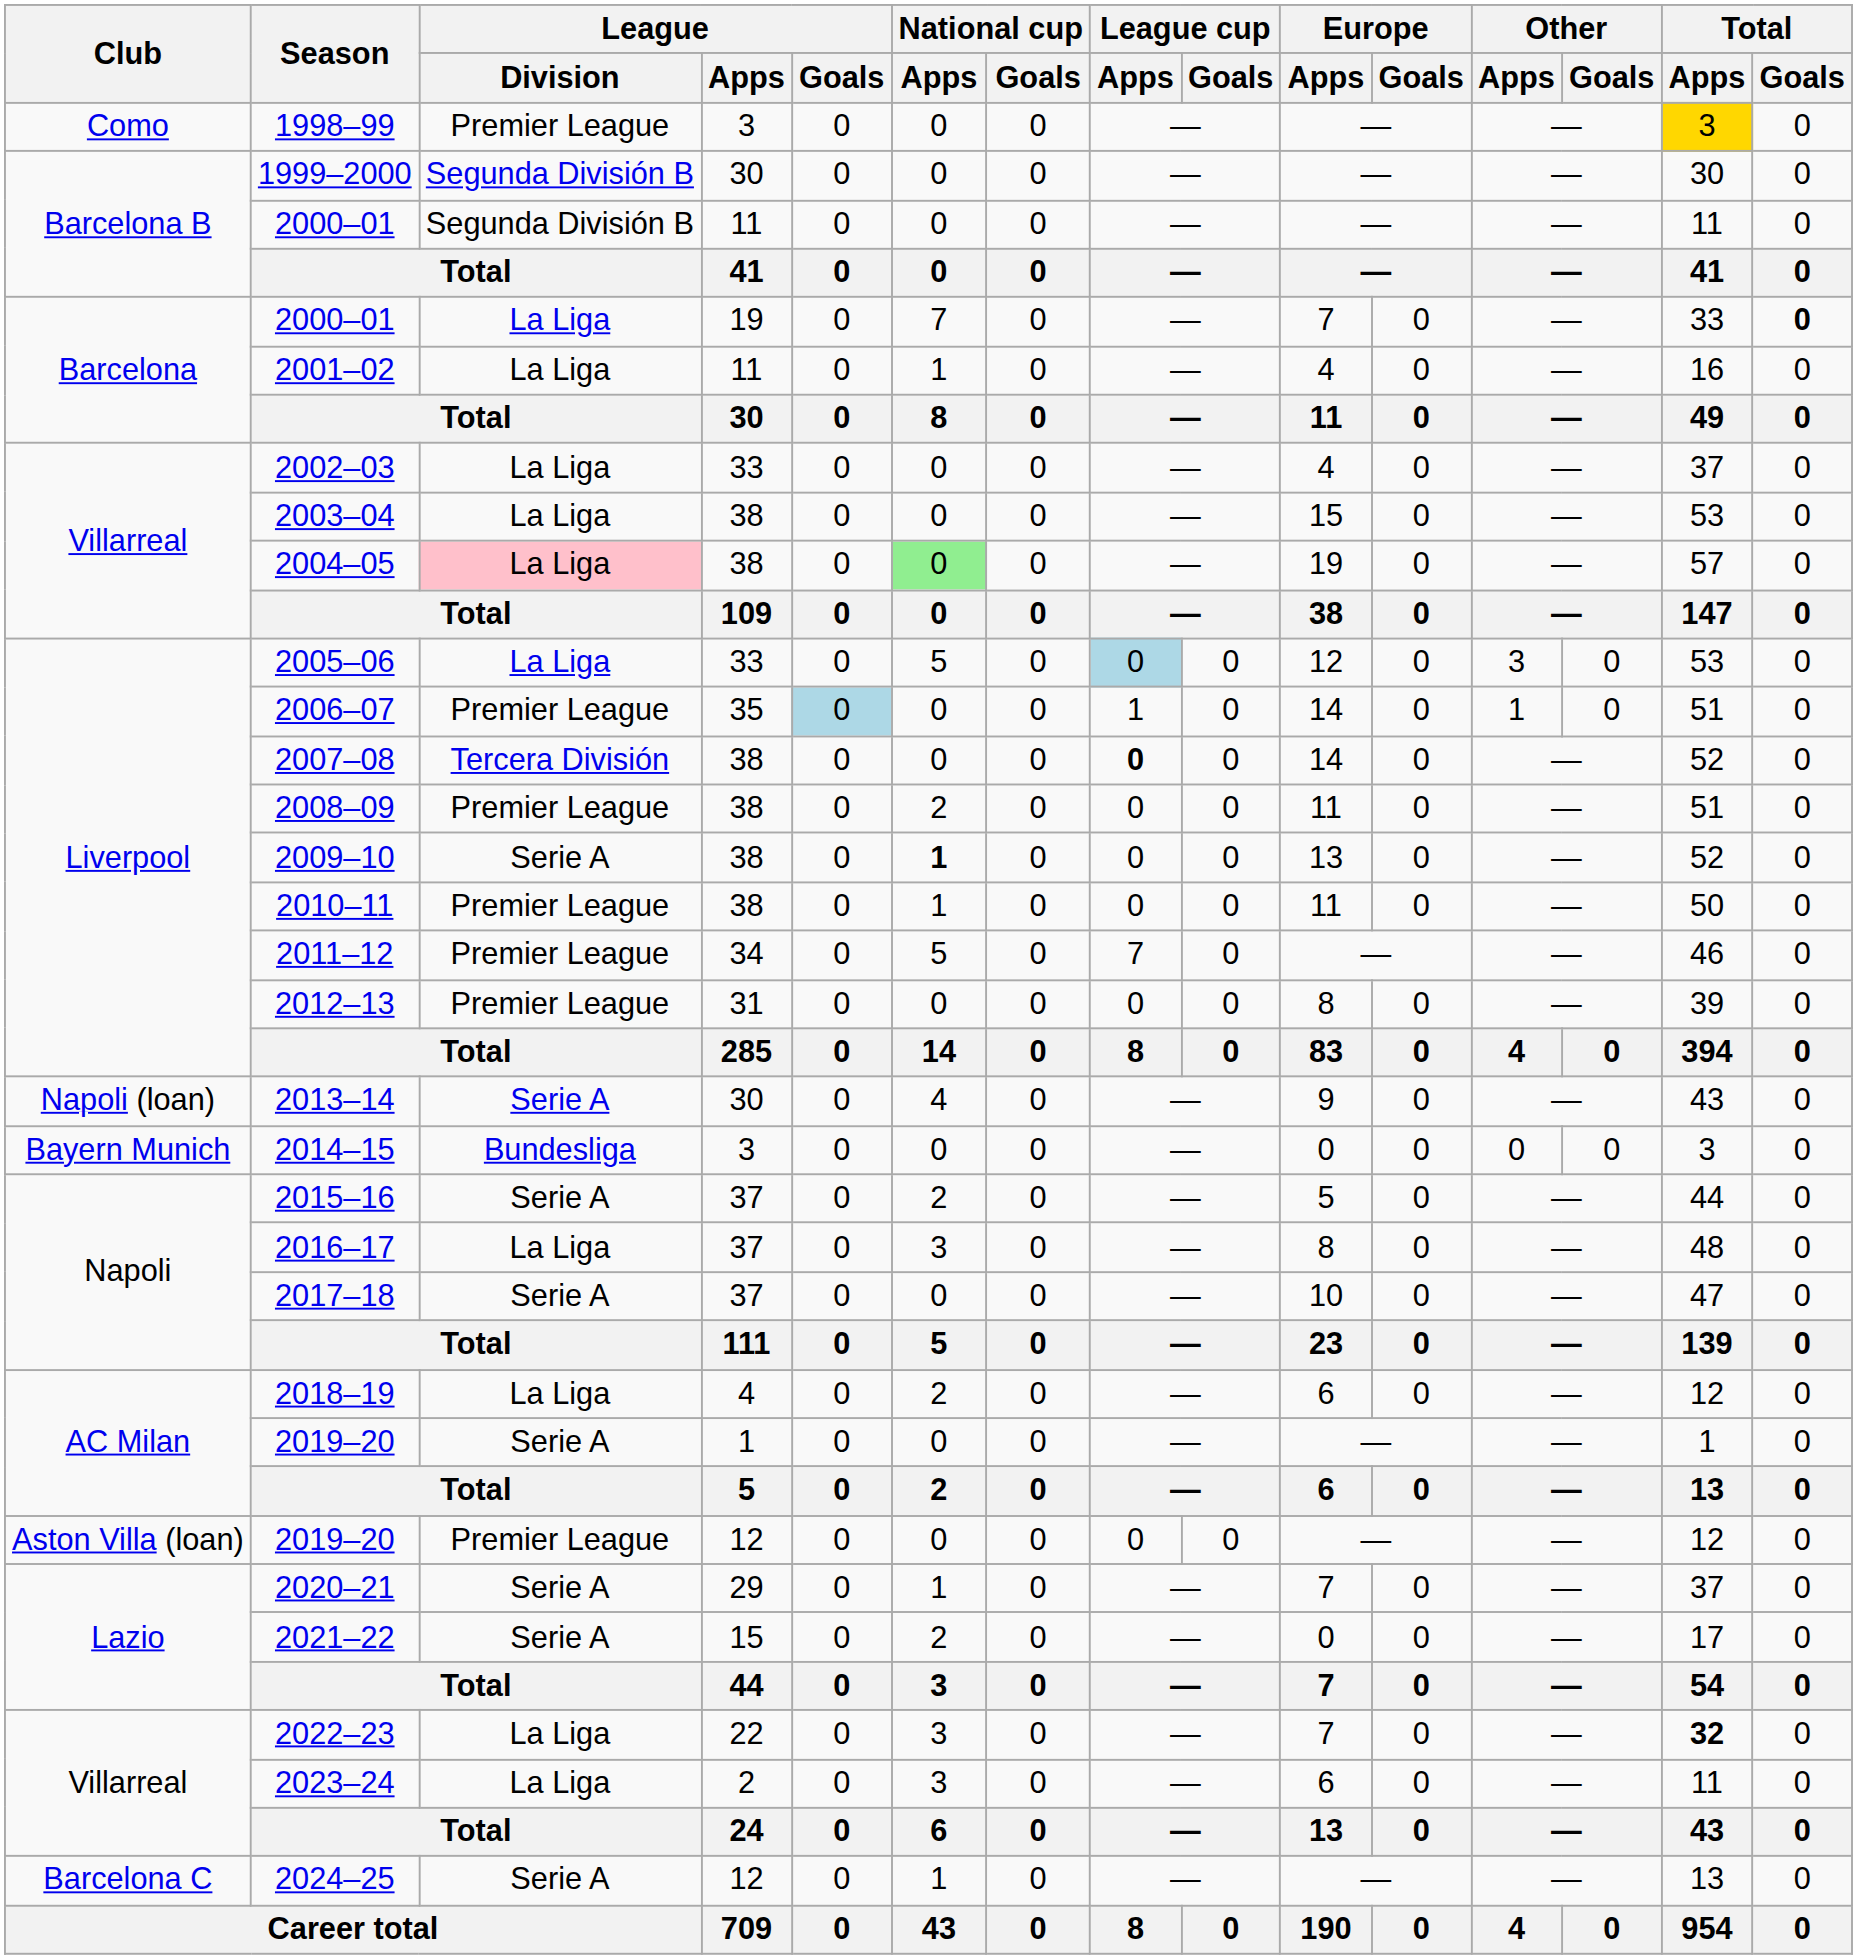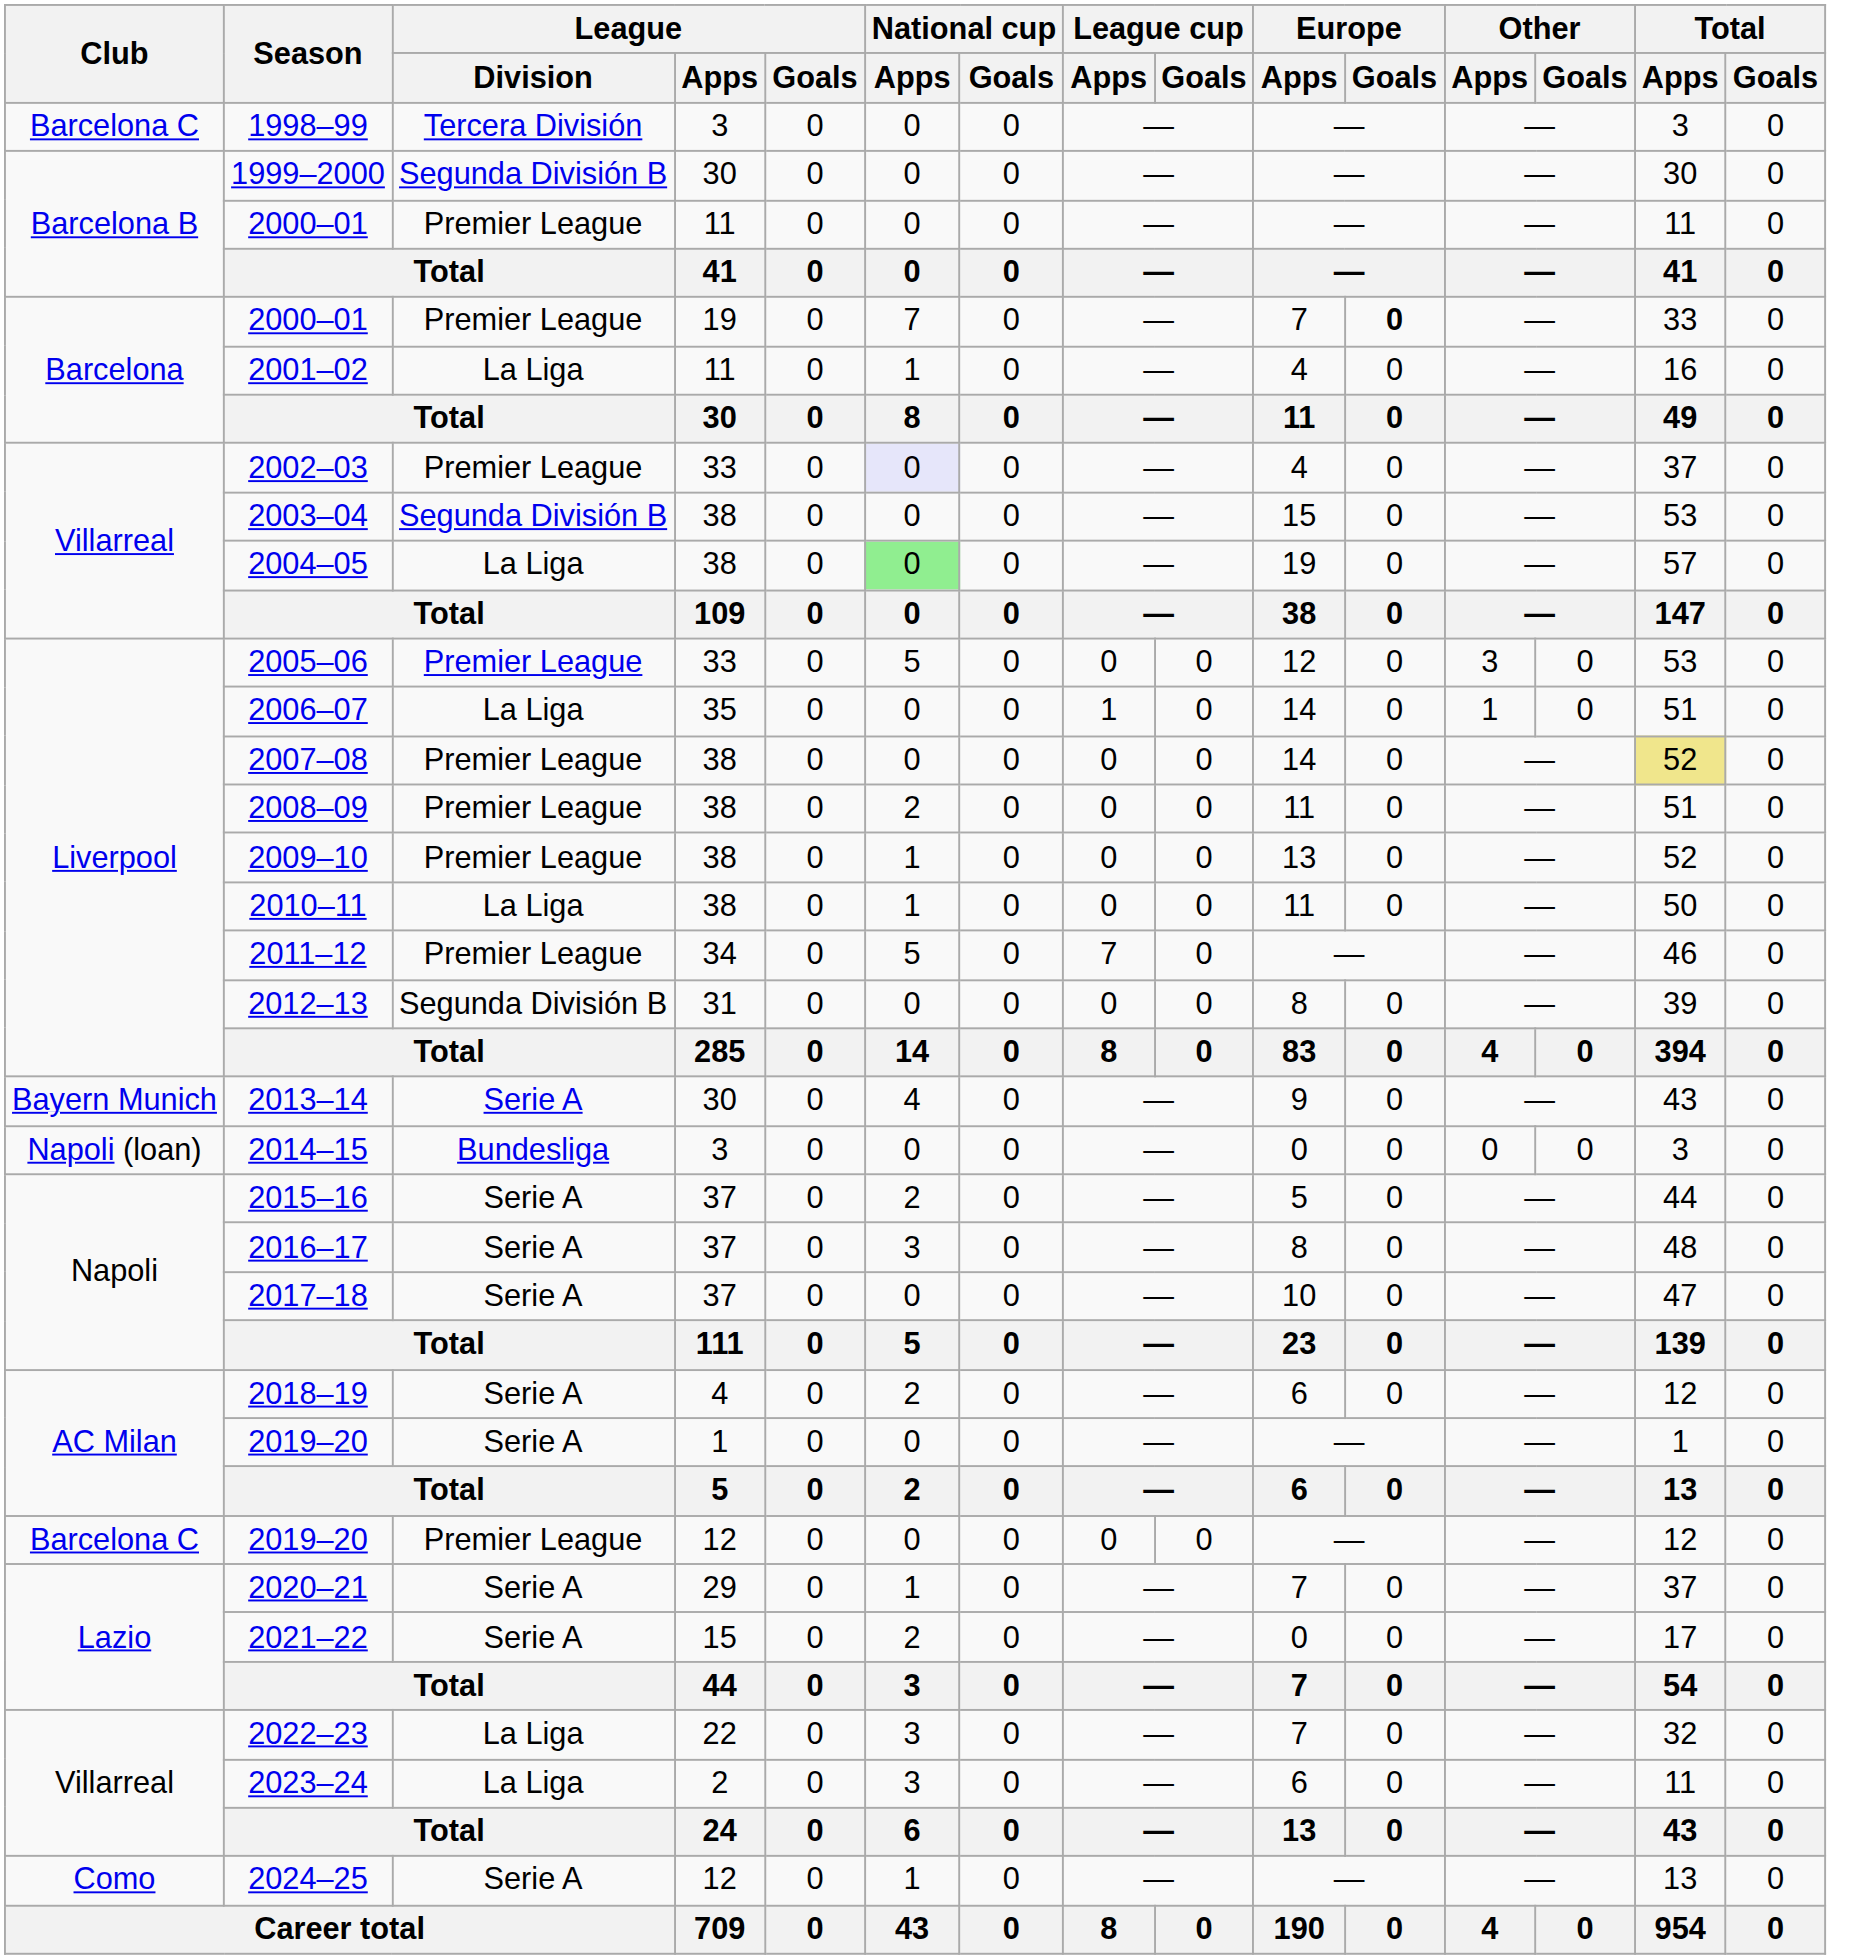(128, 126) Como -> (114, 126) Barcelona C
(560, 126) Premier League -> (533, 126) Tercera División
(1707, 126) gold background -> (1680, 126) no background
(560, 223) Segunda División B -> (533, 223) Premier League
(560, 321) La Liga -> (533, 321) Premier League
(1421, 321) normal -> (1394, 321) bold
(1802, 321) bold -> (1775, 321) normal
(560, 467) La Liga -> (533, 467) Premier League
(939, 467) no background -> (912, 467) lavender background
(560, 516) La Liga -> (533, 516) Segunda División B
(560, 564) pink background -> (533, 564) no background
(560, 662) La Liga -> (533, 662) Premier League
(1136, 662) lightblue background -> (1109, 662) no background
(560, 710) Premier League -> (533, 710) La Liga
(842, 710) lightblue background -> (815, 710) no background
(560, 759) Tercera División -> (533, 759) Premier League
(1136, 759) bold -> (1109, 759) normal
(1707, 759) no background -> (1680, 759) khaki background
(560, 857) Serie A -> (533, 857) Premier League
(939, 857) bold -> (912, 857) normal
(560, 905) Premier League -> (533, 905) La Liga
(560, 1003) Premier League -> (533, 1003) Segunda División B
(128, 1100) Napoli (loan) -> (114, 1100) Bayern Munich
(128, 1149) Bayern Munich -> (114, 1149) Napoli (loan)
(560, 1246) La Liga -> (533, 1246) Serie A
(560, 1393) La Liga -> (533, 1393) Serie A
(128, 1539) Aston Villa (loan) -> (114, 1539) Barcelona C
(1707, 1734) bold -> (1680, 1734) normal
(128, 1880) Barcelona C -> (114, 1880) Como
